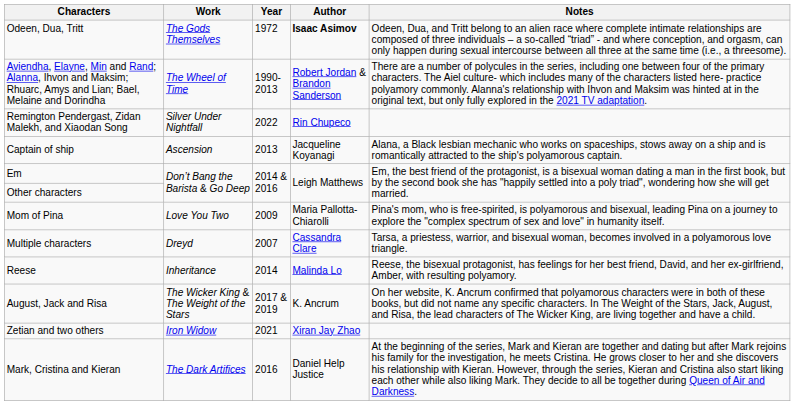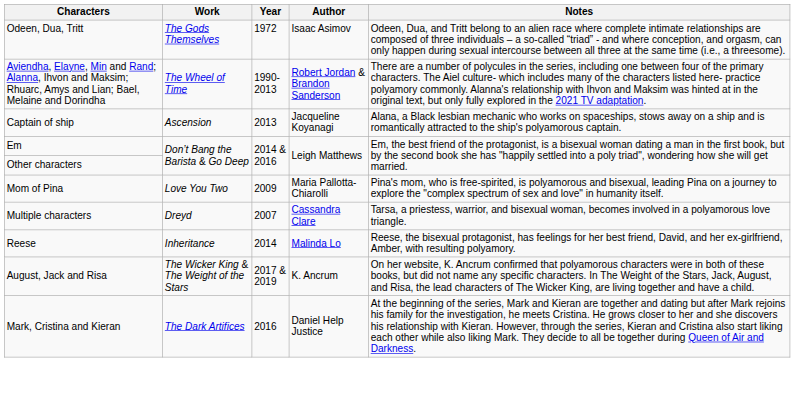(324, 28) bold -> (321, 28) normal
- row: (74, 122)
- row: (55, 331)
